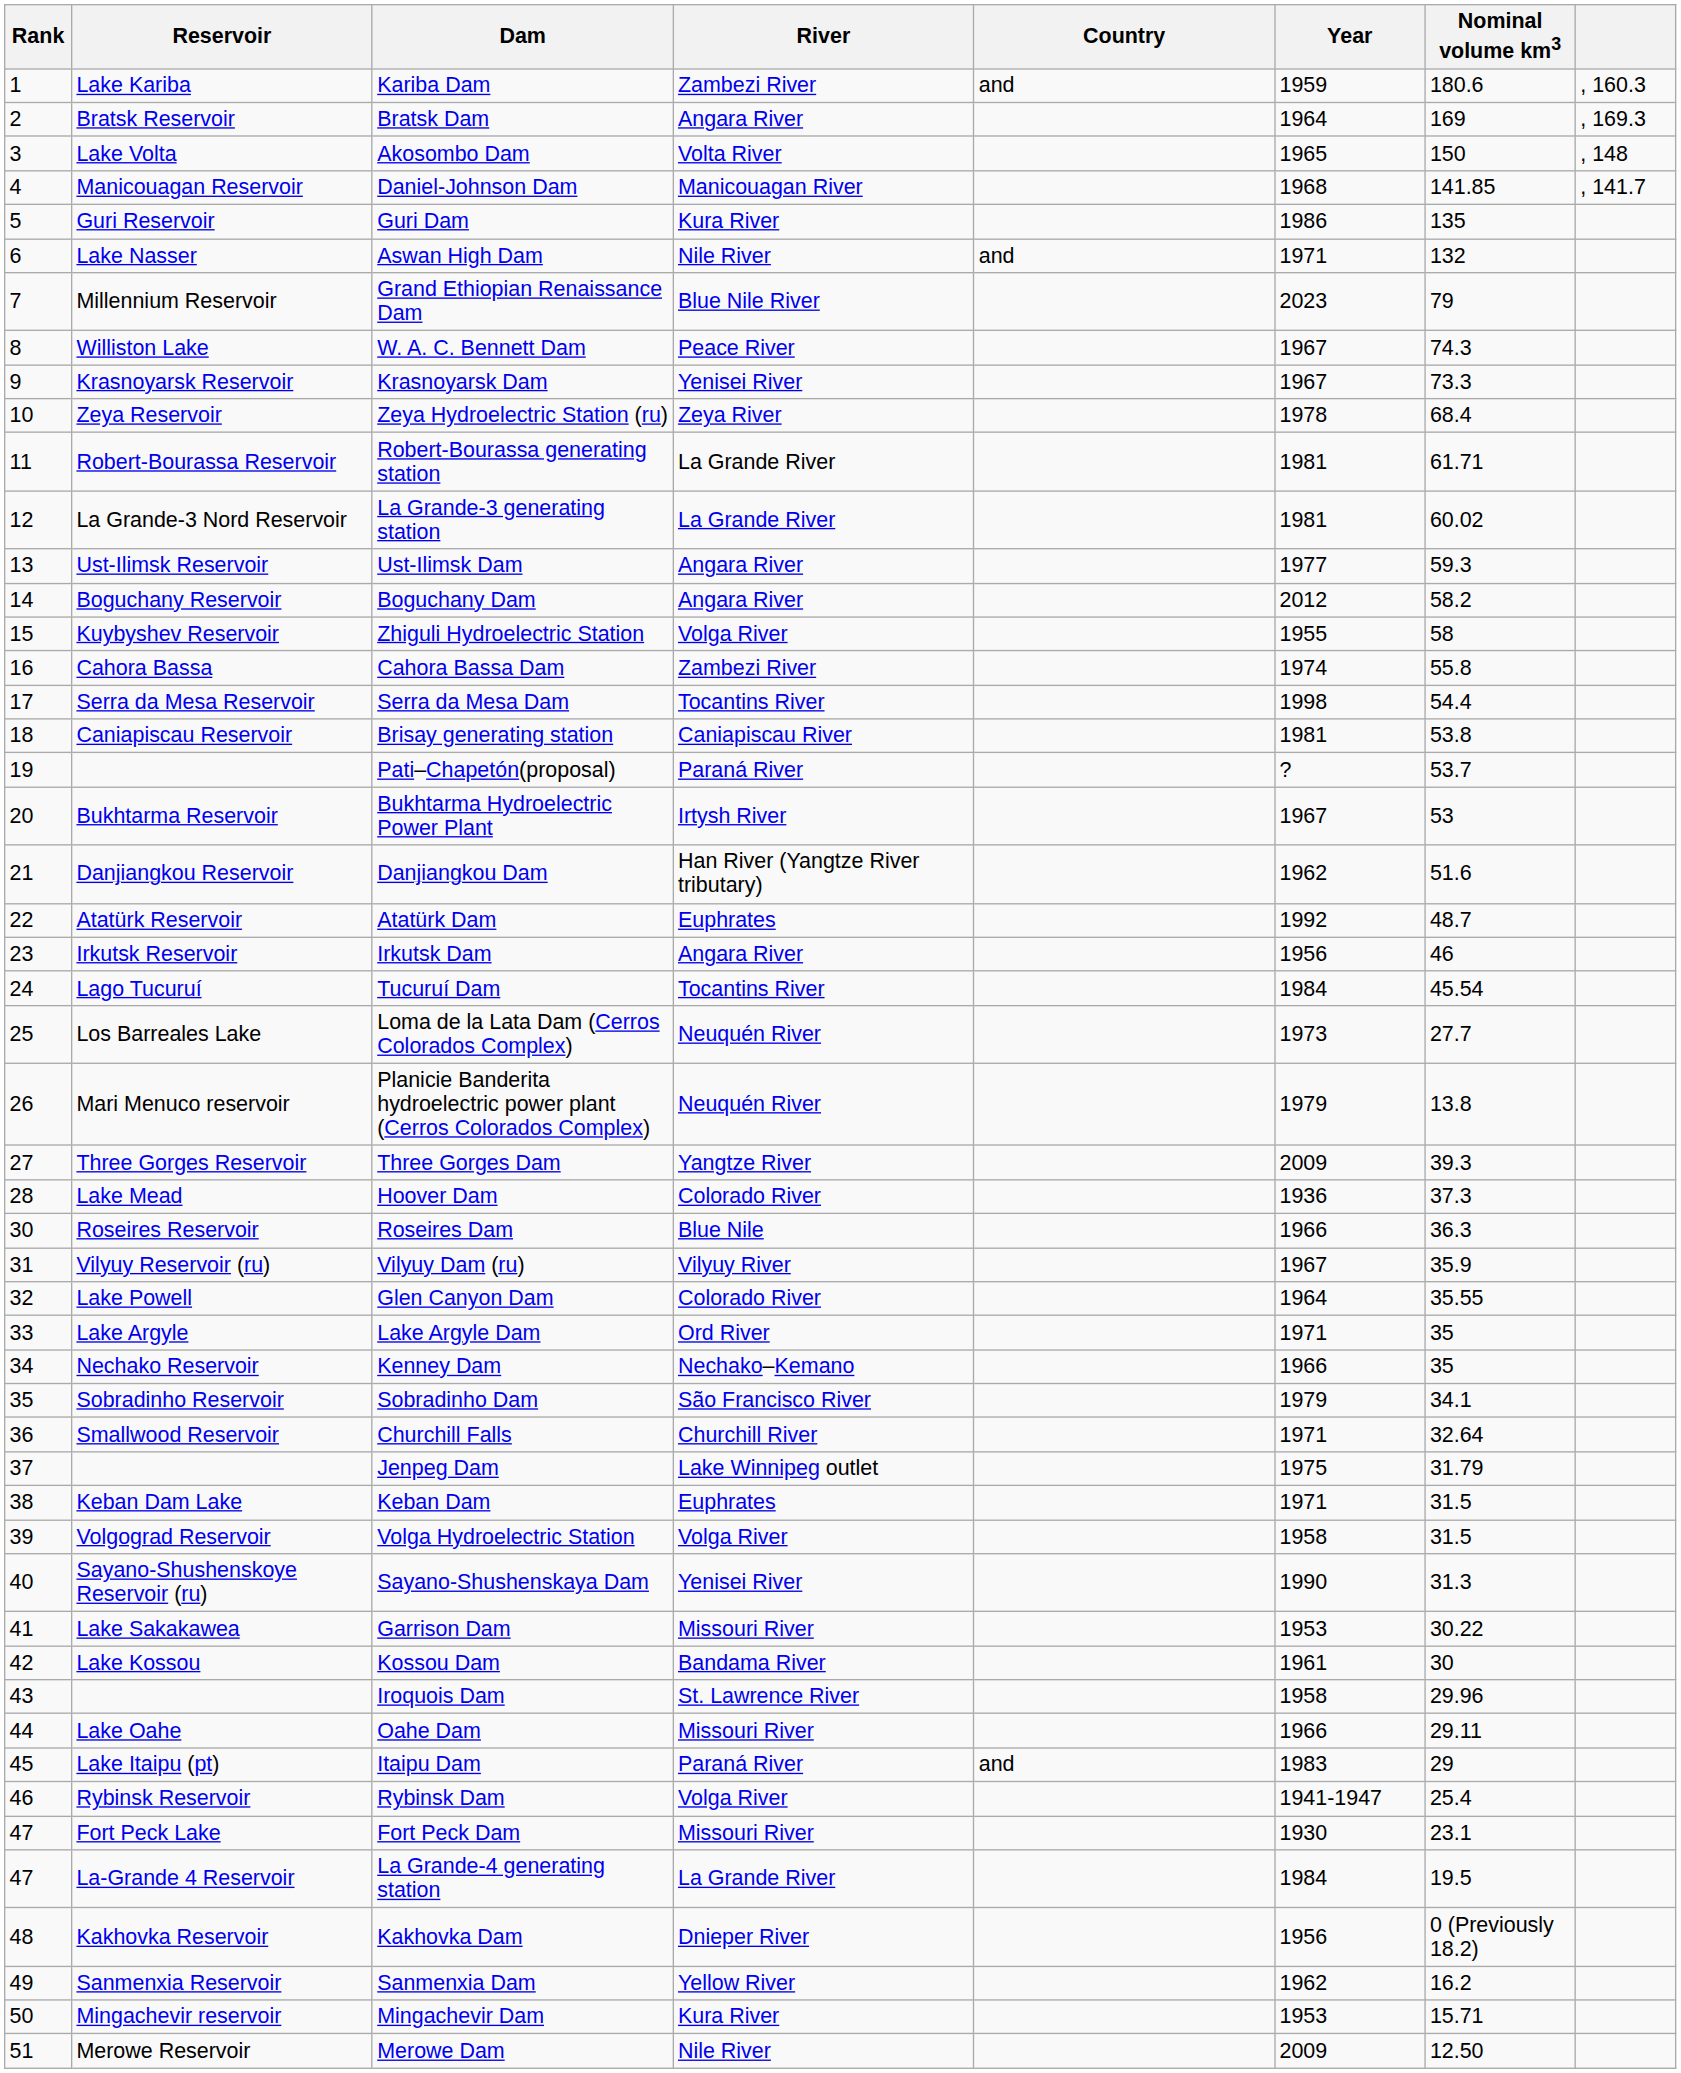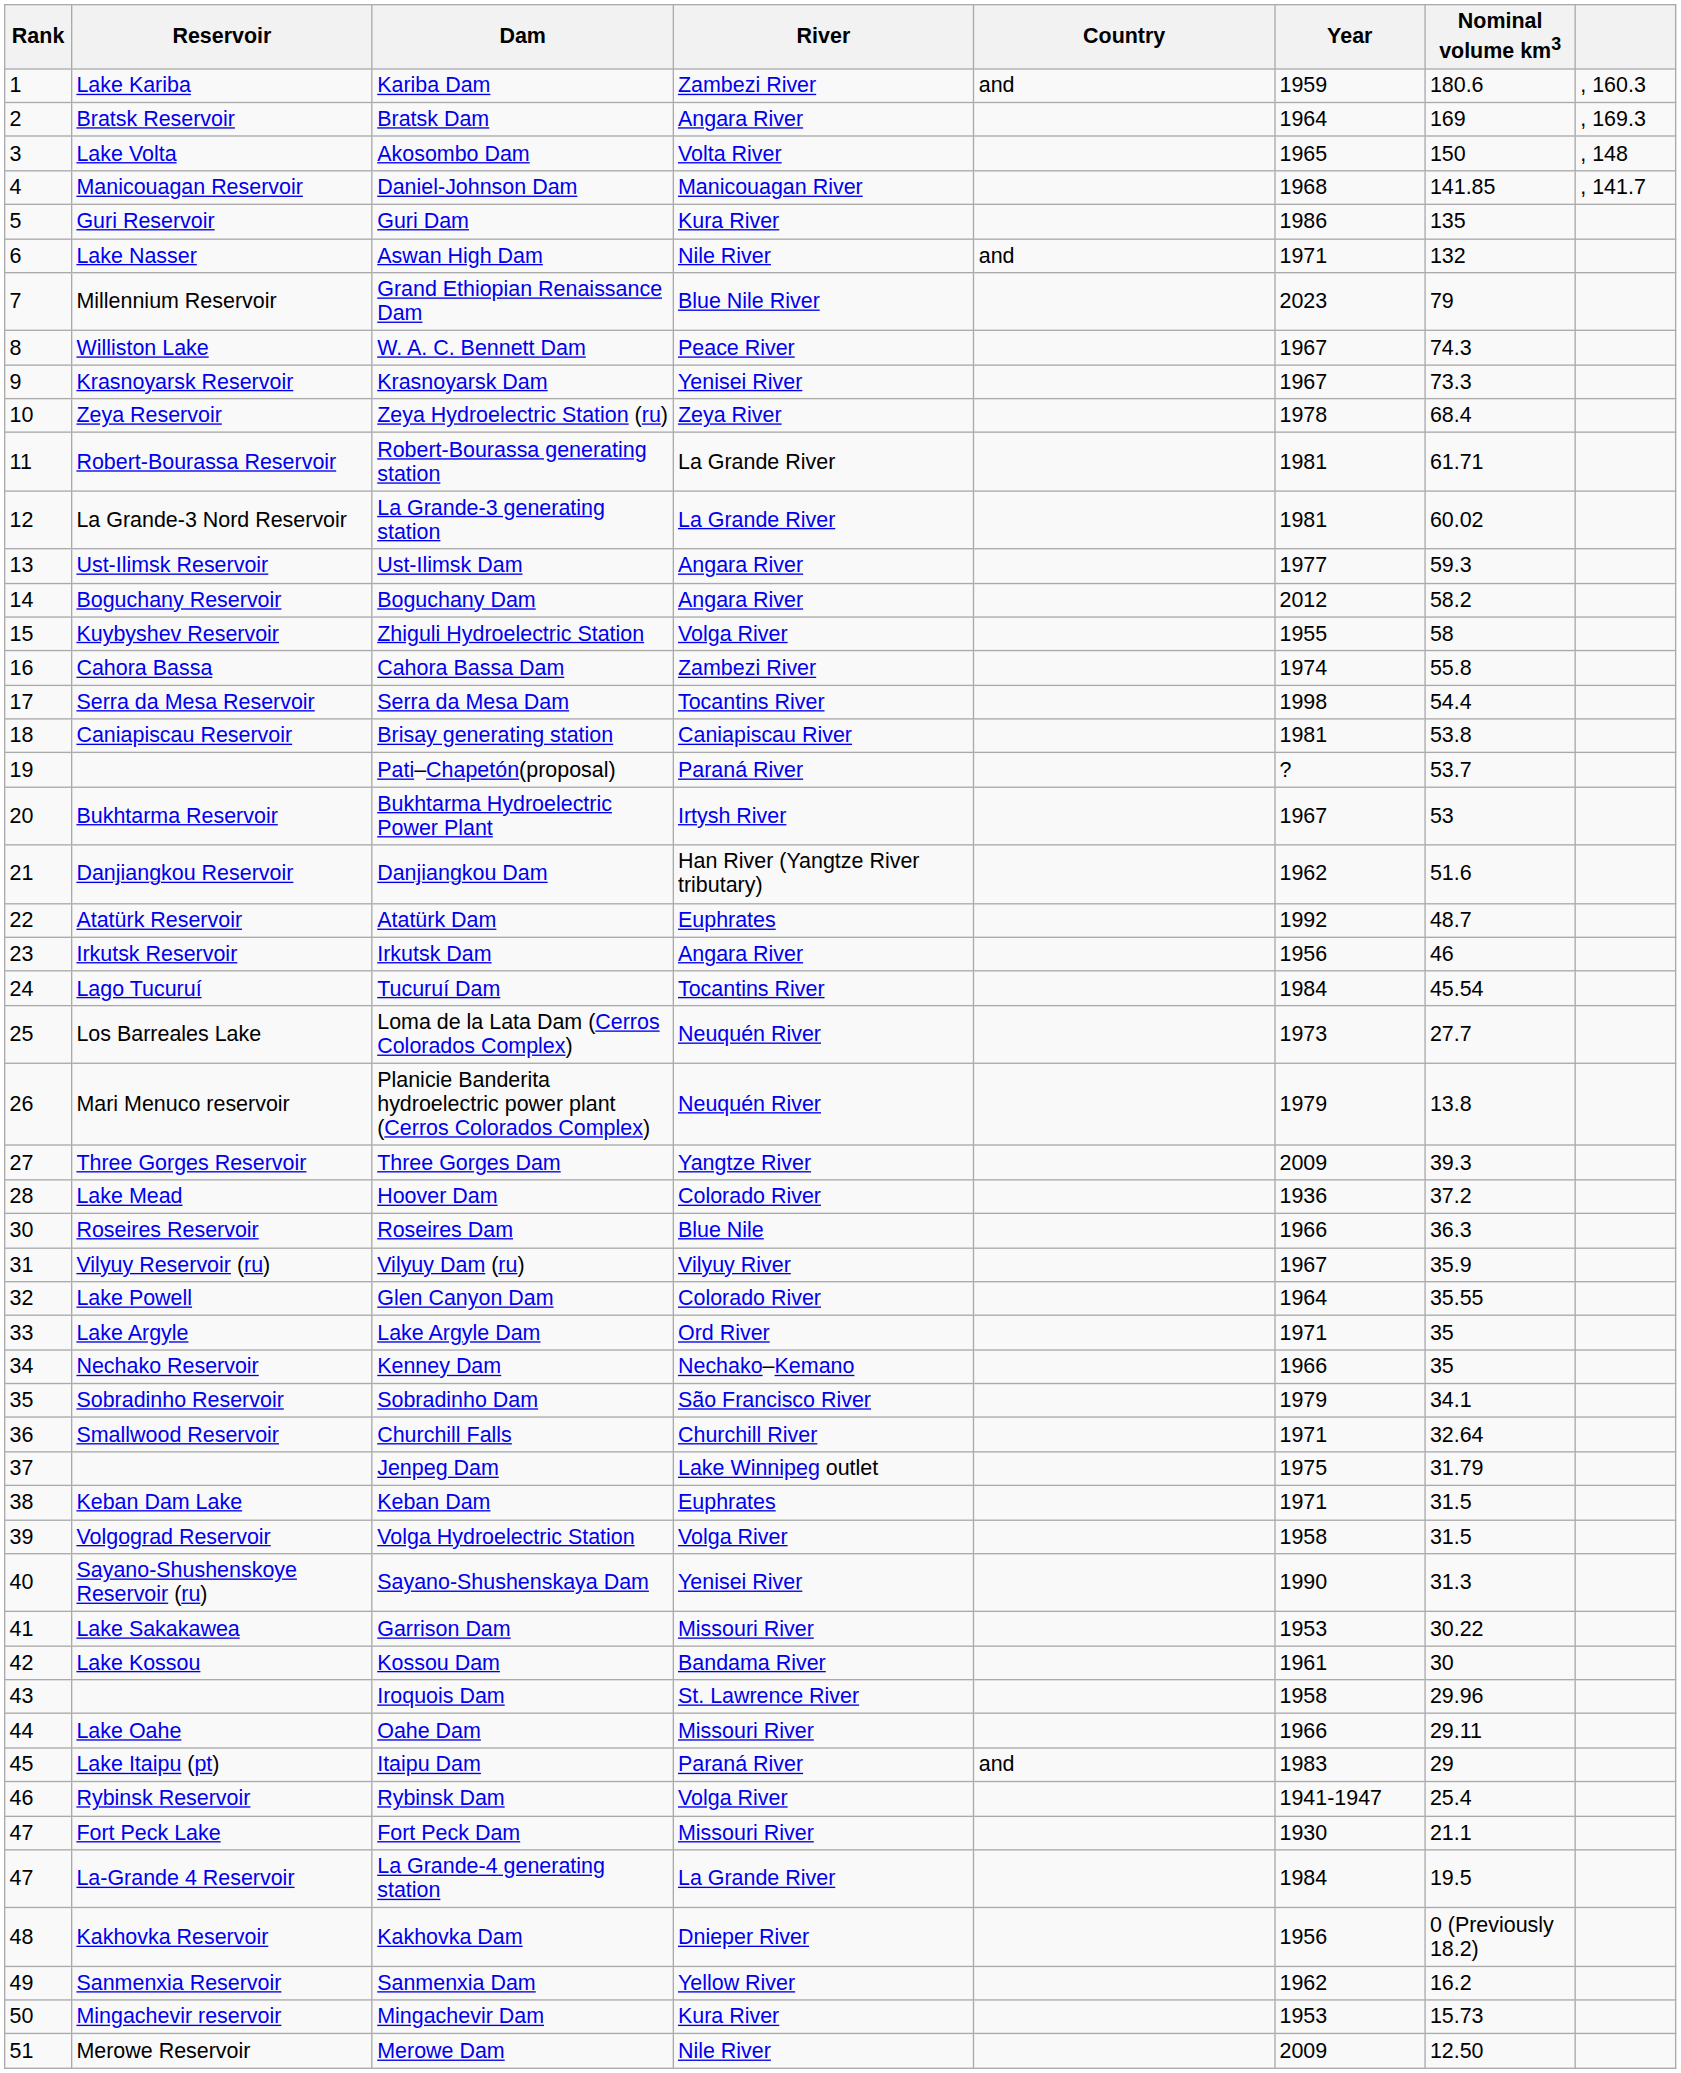(1451, 1196) 37.3 -> (1451, 1196) 37.2
(1451, 1832) 23.1 -> (1451, 1832) 21.1
(1457, 2016) 15.71 -> (1457, 2016) 15.73
